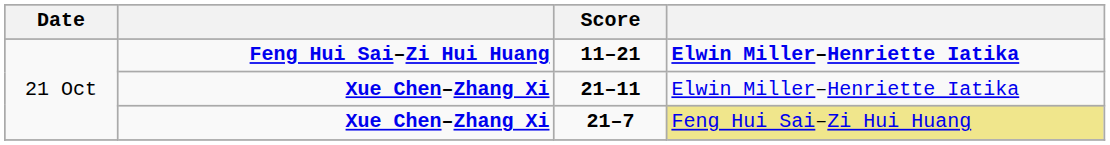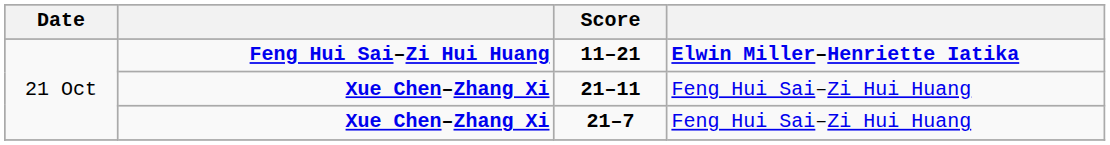(845, 89) Elwin Miller–Henriette Iatika -> (821, 89) Feng Hui Sai–Zi Hui Huang
(821, 122) khaki background -> (821, 122) no background
